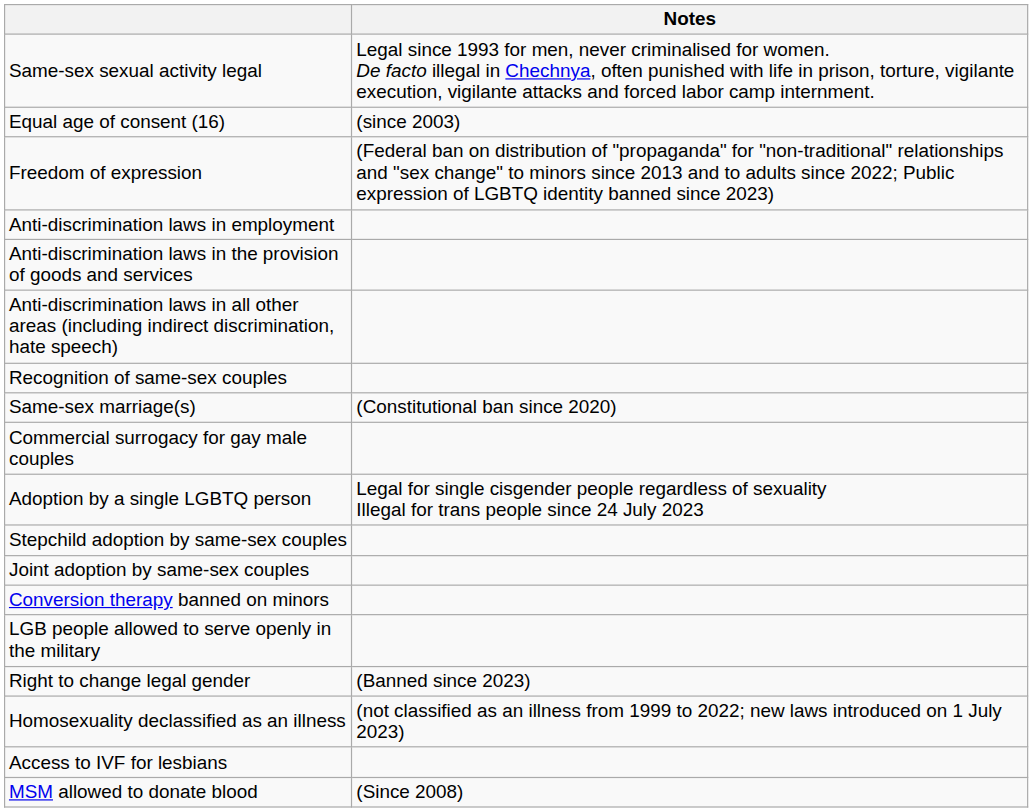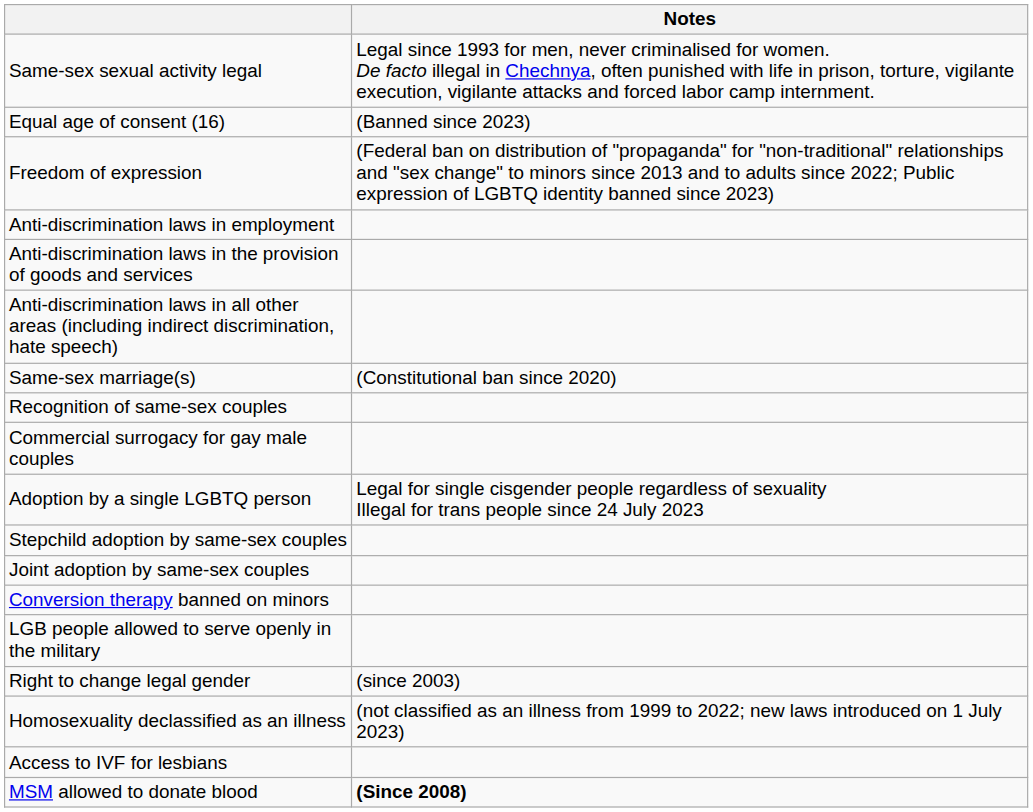(408, 121) (since 2003) -> (443, 121) (Banned since 2023)
rows swapped: (102, 407) <-> (148, 377)
(443, 681) (Banned since 2023) -> (408, 681) (since 2003)
(410, 792) normal -> (411, 792) bold
